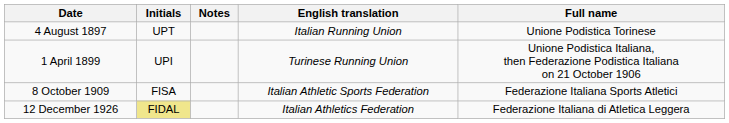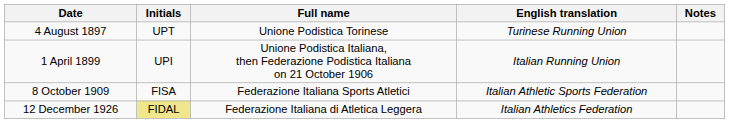columns swapped: (591, 13) <-> (214, 13)
(348, 31) Italian Running Union -> (567, 31) Turinese Running Union
(348, 61) Turinese Running Union -> (567, 61) Italian Running Union
